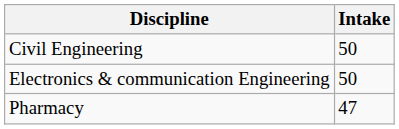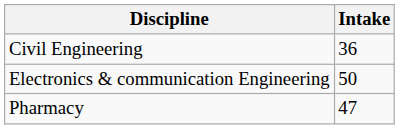(348, 49) 50 -> (348, 49) 36
